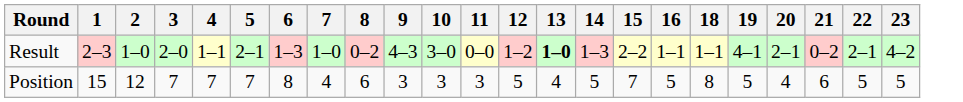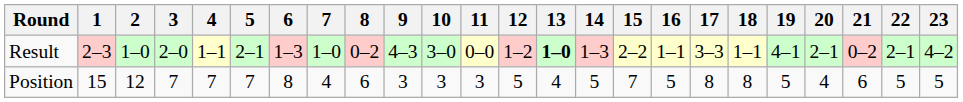+ column: (709, 19)
